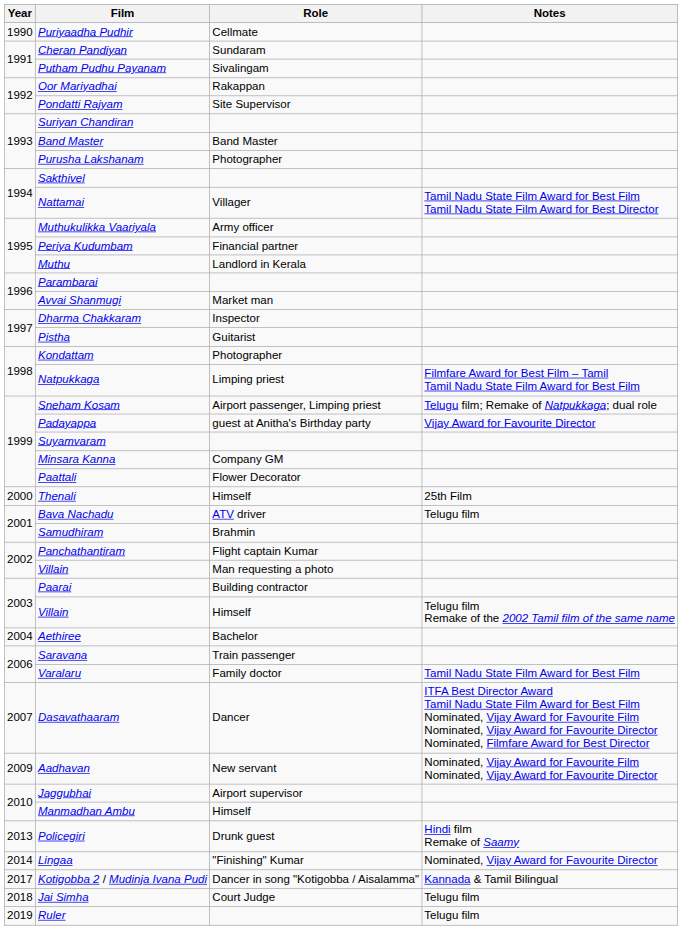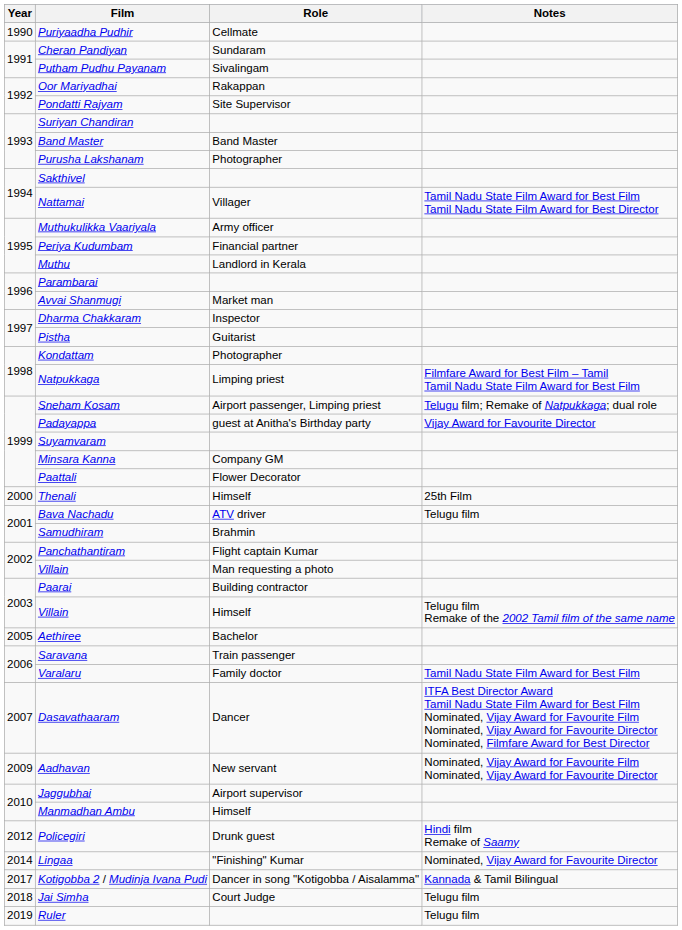(20, 637) 2004 -> (20, 637) 2005
(20, 836) 2013 -> (20, 836) 2012
